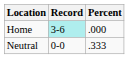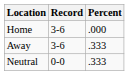(58, 29) paleturquoise background -> (58, 29) no background
+ row: (19, 45)
